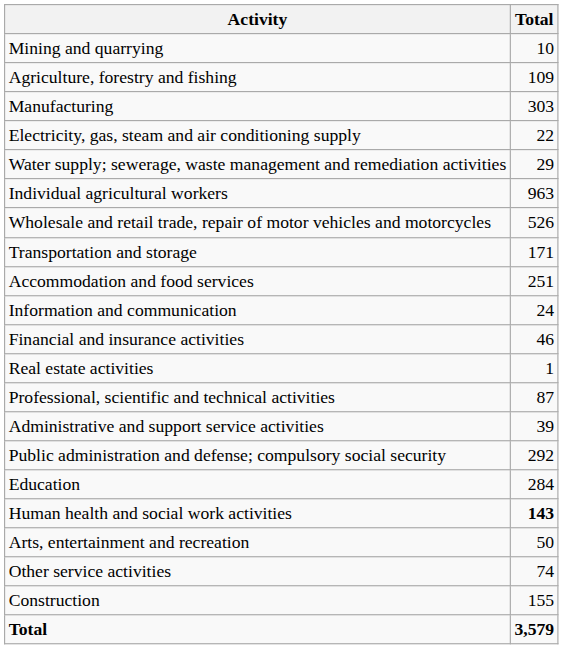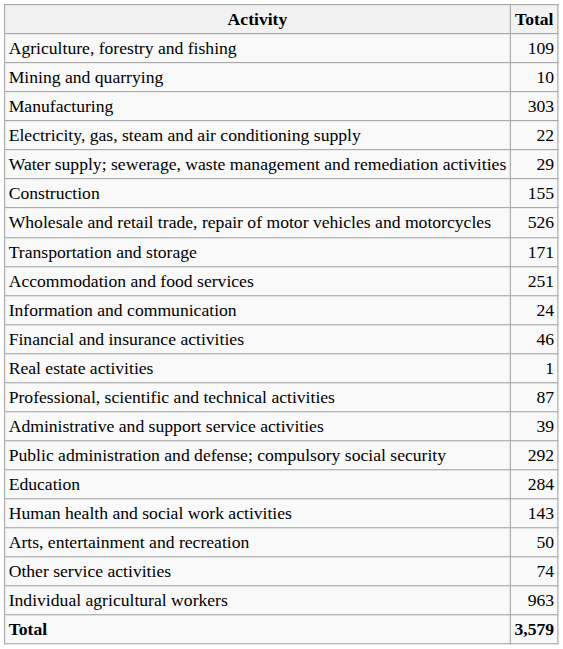rows swapped: (123, 77) <-> (86, 48)
rows swapped: (54, 600) <-> (118, 193)
(541, 513) bold -> (541, 513) normal
